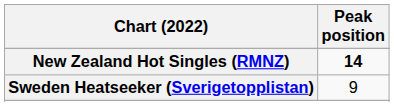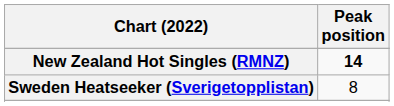(353, 87) 9 -> (353, 87) 8
